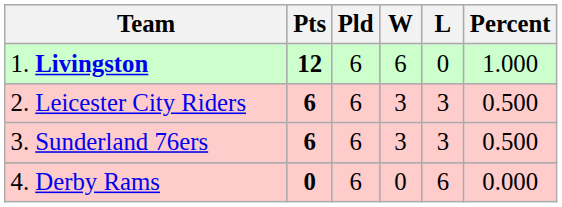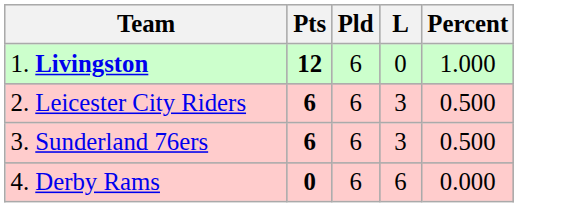- column: (400, 24)
